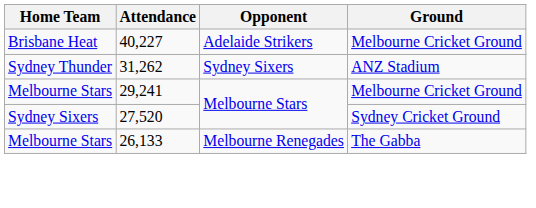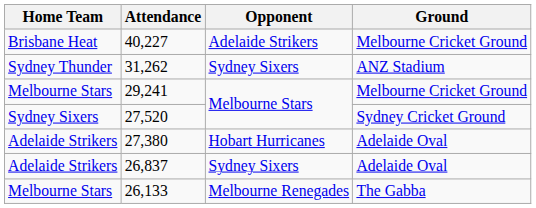+ row: (146, 141)
+ row: (146, 166)
